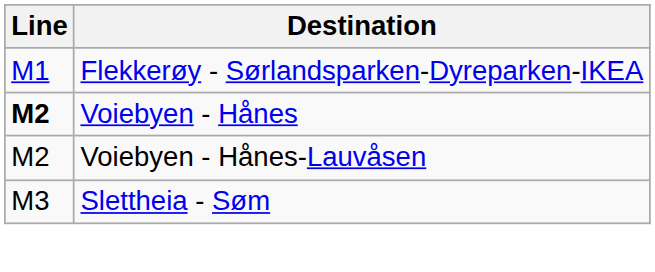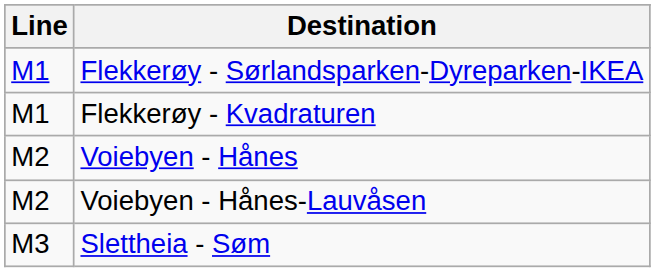+ row: (228, 113)
(30, 113) bold -> (30, 157) normal
